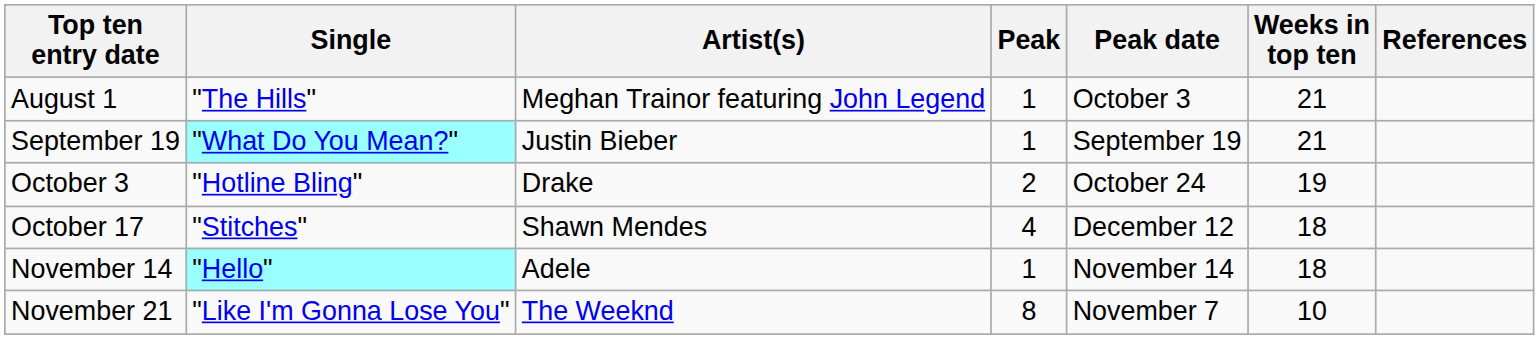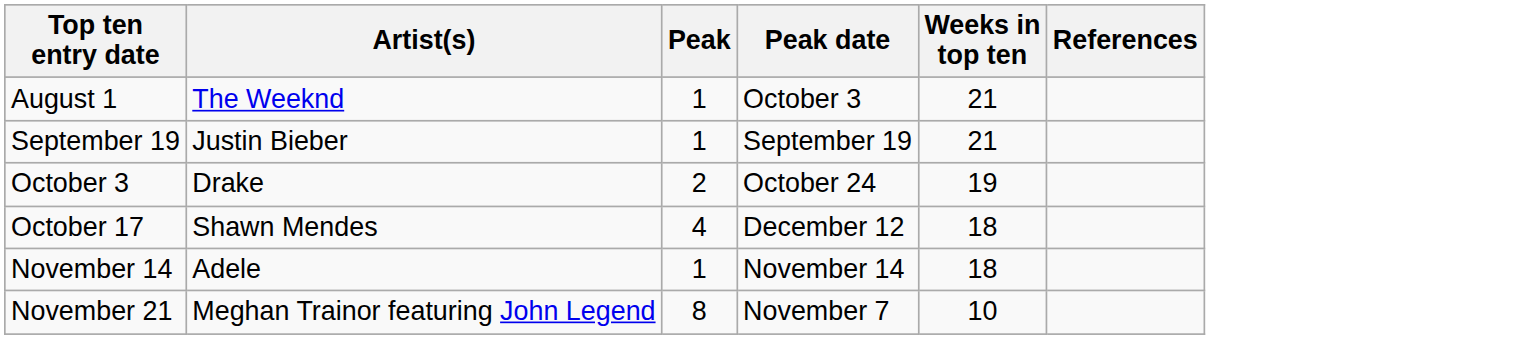- column: (351, 40)
(753, 98) Meghan Trainor featuring John Legend -> (268, 98) The Weeknd
(598, 311) The Weeknd -> (424, 311) Meghan Trainor featuring John Legend
